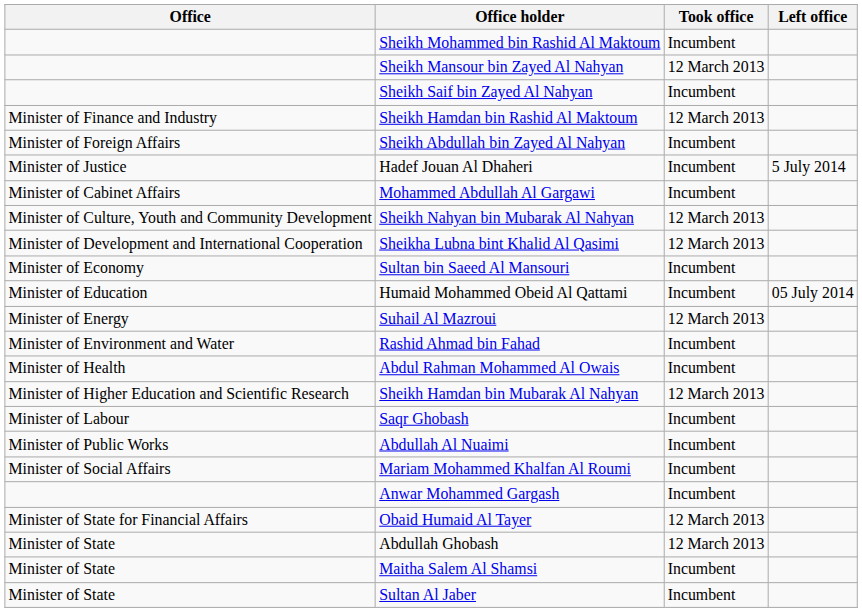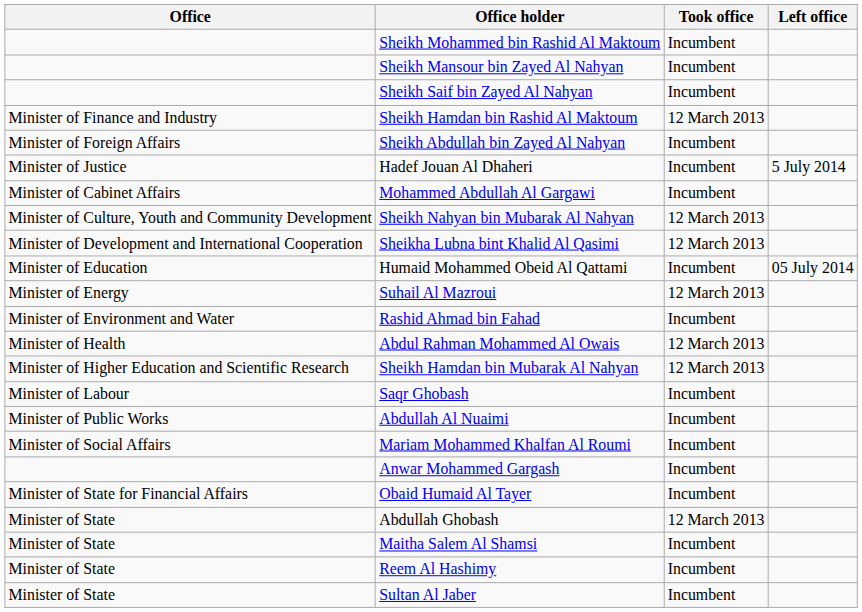(716, 67) 12 March 2013 -> (702, 67) Incumbent
- row: (474, 268)
(702, 368) Incumbent -> (716, 343) 12 March 2013
(716, 519) 12 March 2013 -> (702, 494) Incumbent
+ row: (438, 569)
